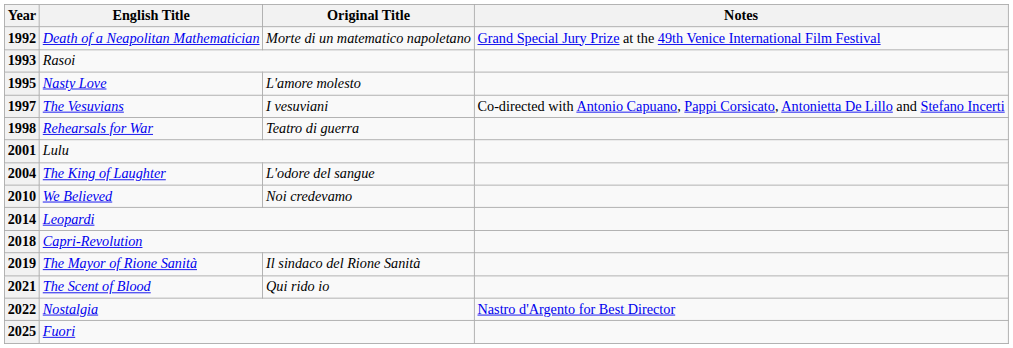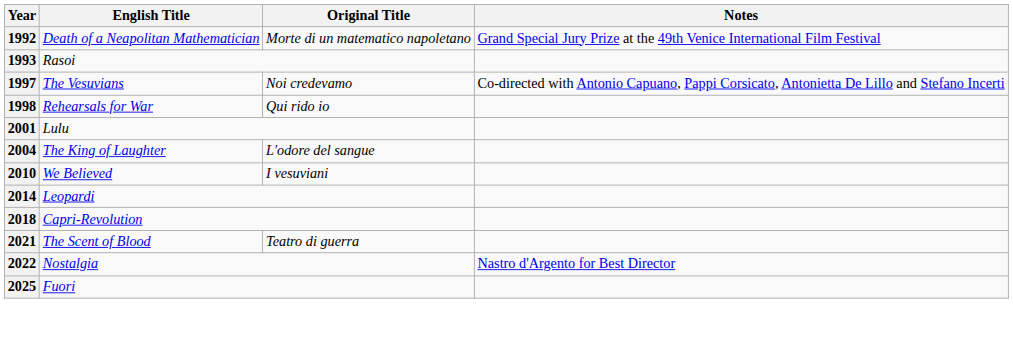- row: (22, 83)
(297, 106) I vesuviani -> (309, 83) Noi credevamo
(313, 128) Teatro di guerra -> (298, 106) Qui rido io
(309, 196) Noi credevamo -> (297, 173) I vesuviani
- row: (22, 264)
(298, 286) Qui rido io -> (313, 241) Teatro di guerra
